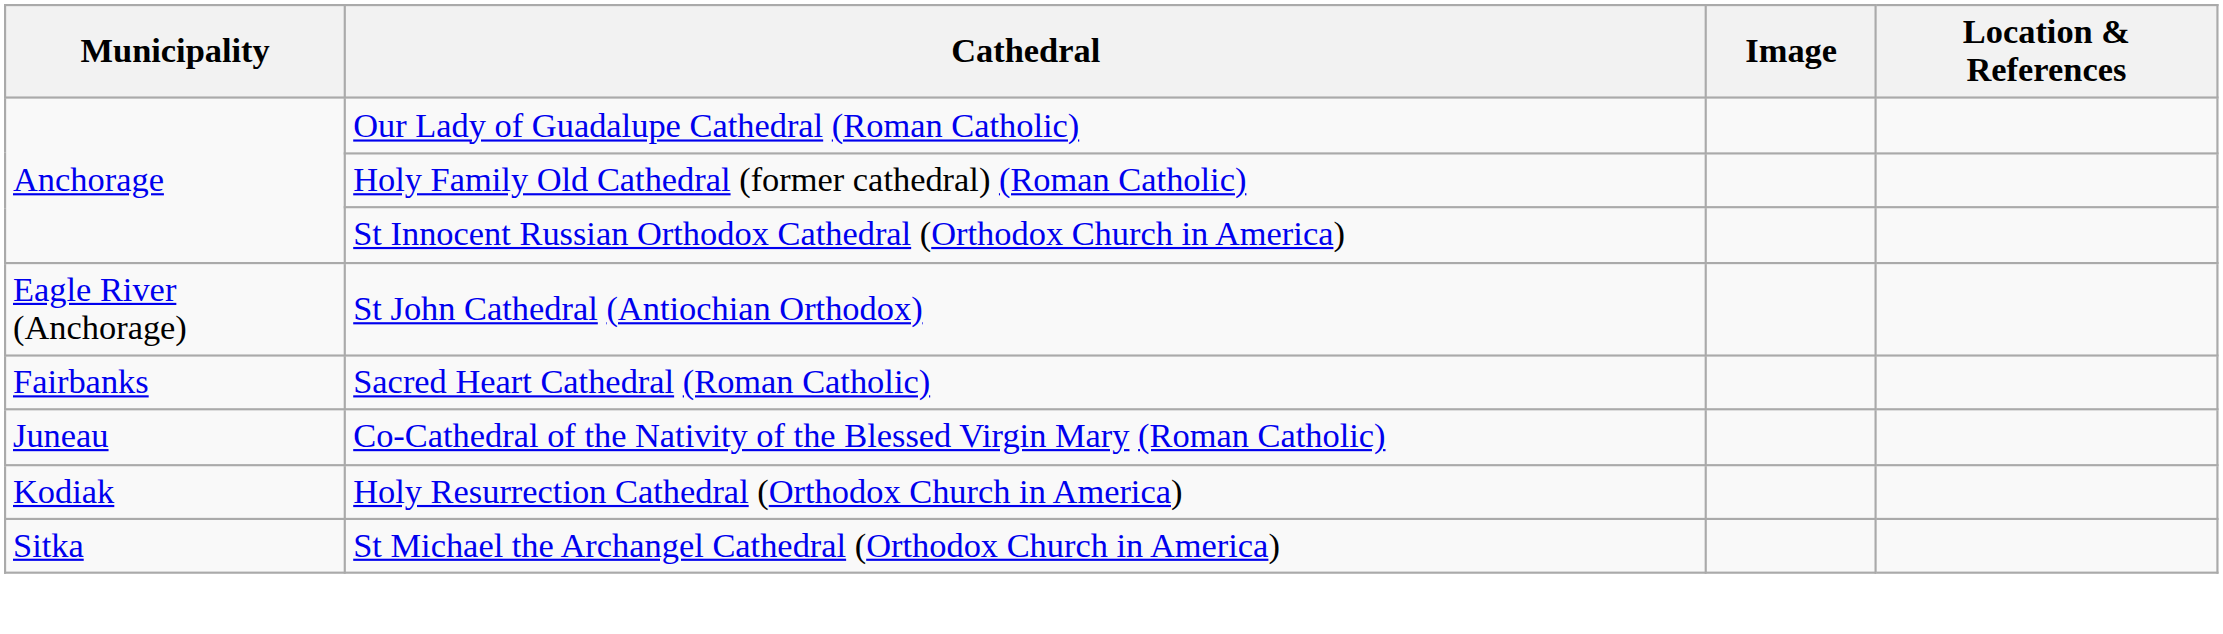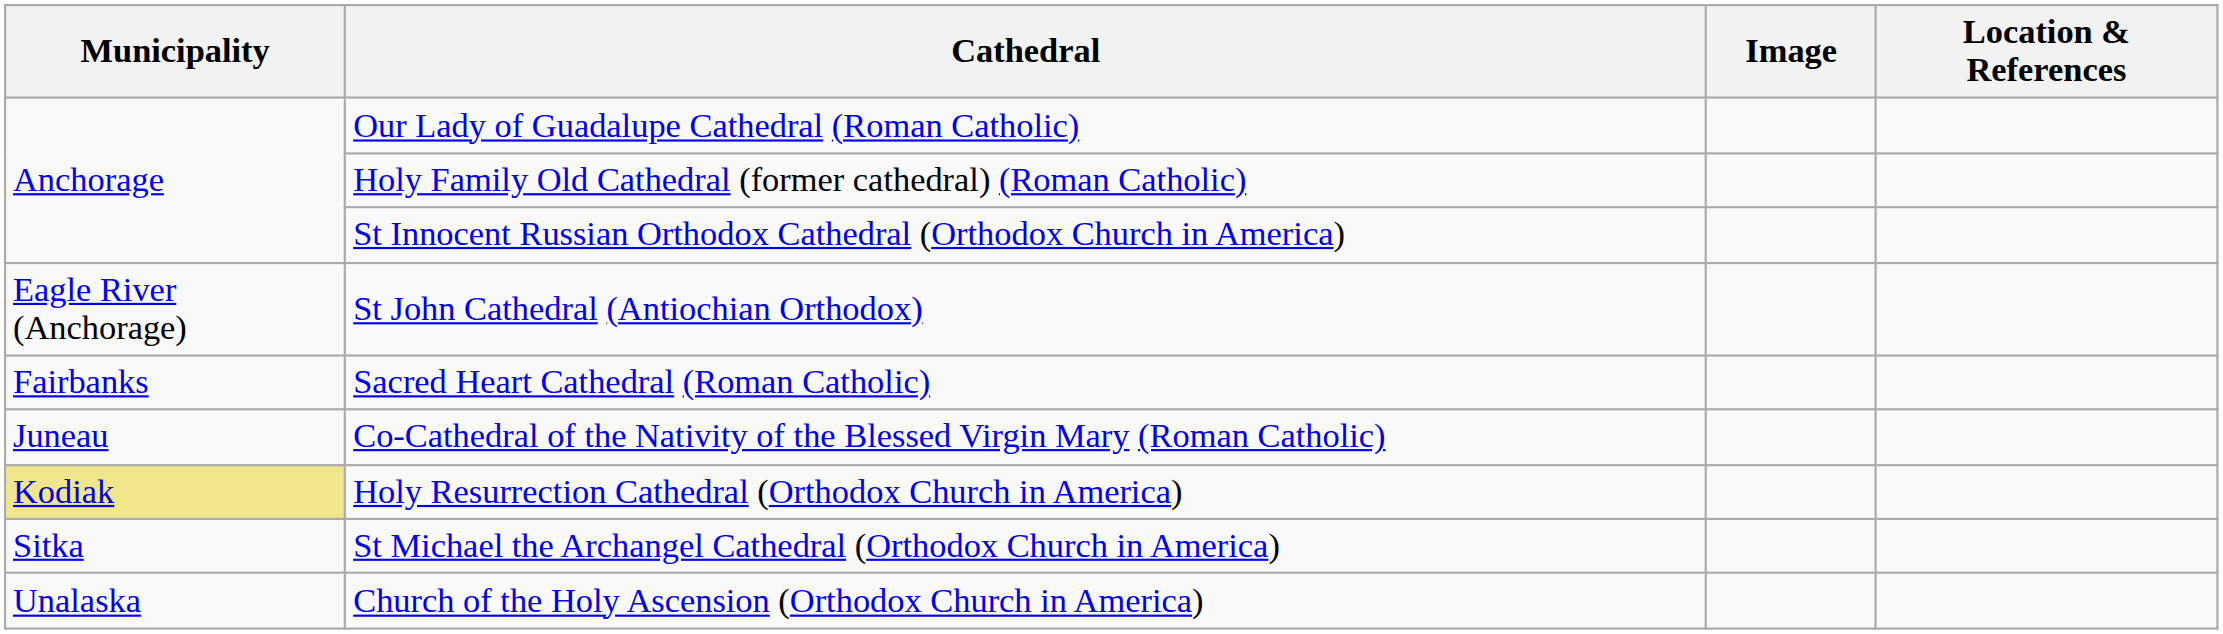(64, 491) no background -> (64, 491) khaki background
+ row: (778, 600)
